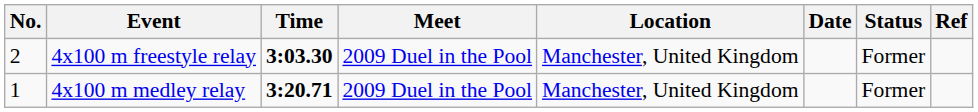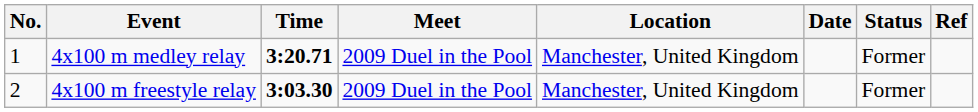rows swapped: (148, 90) <-> (154, 55)
